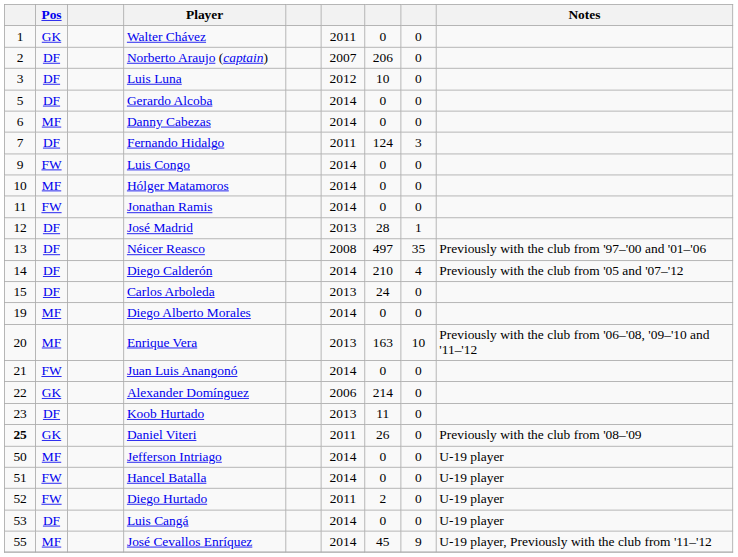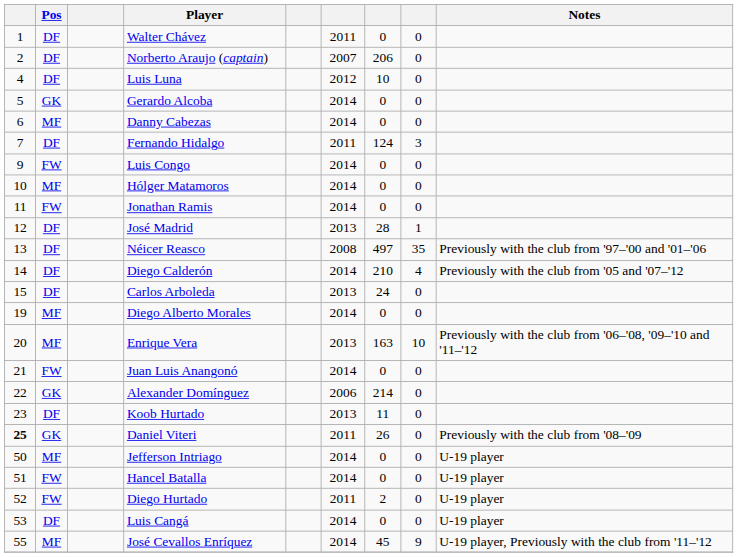(52, 36) GK -> (52, 36) DF
(20, 79) 3 -> (20, 79) 4
(52, 100) DF -> (52, 100) GK
